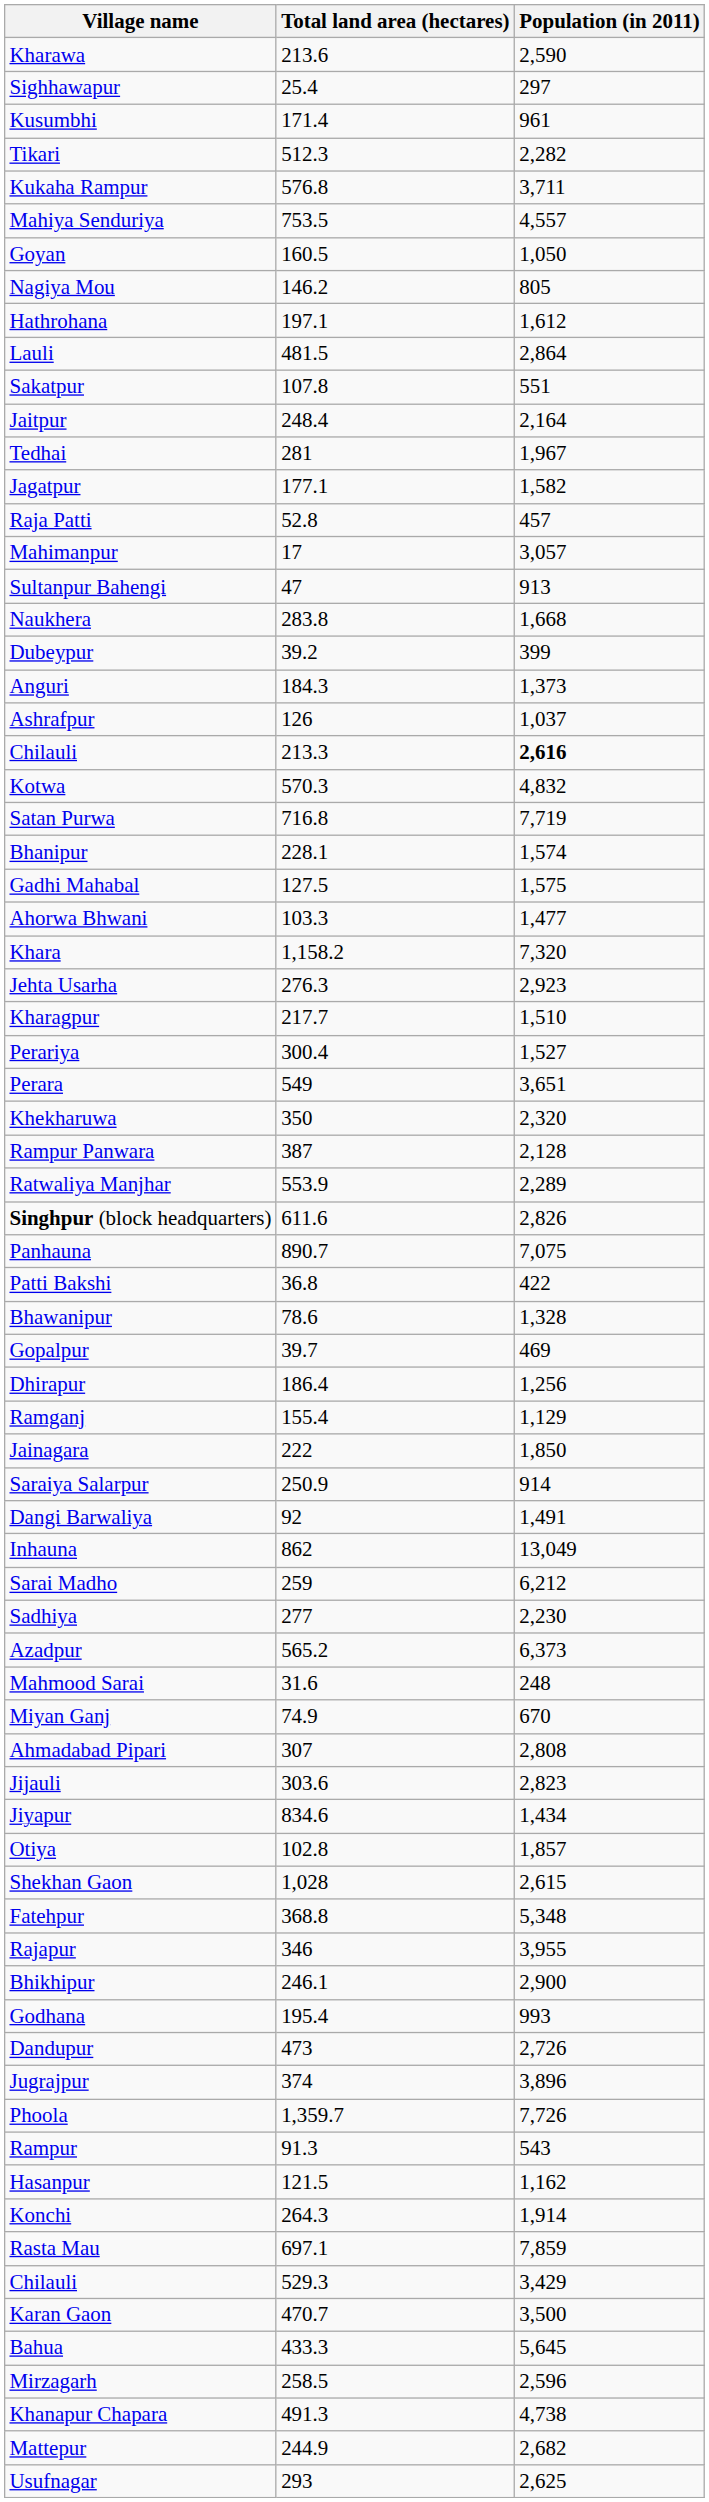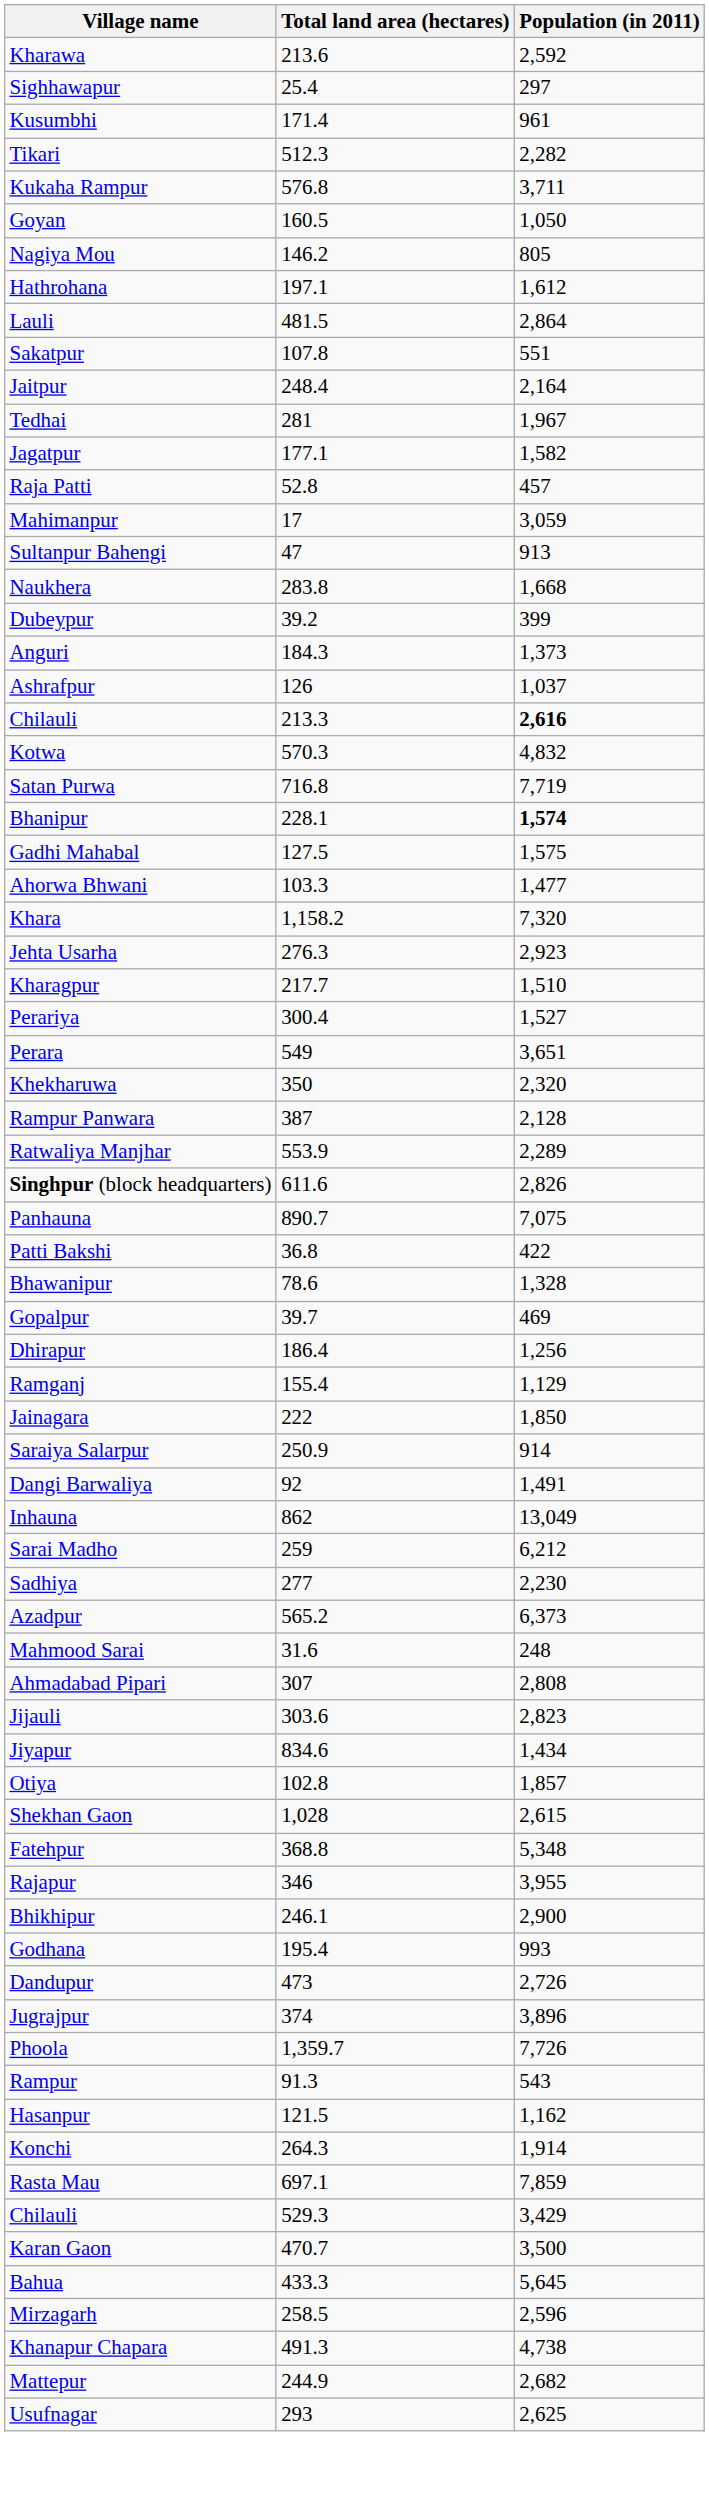(543, 54) 2,590 -> (543, 54) 2,592
- row: (87, 220)
(543, 552) 3,057 -> (543, 519) 3,059
(543, 852) normal -> (543, 818) bold
- row: (60, 1716)
